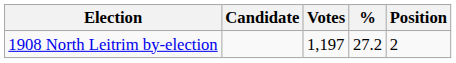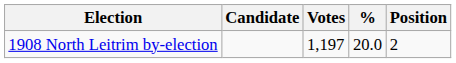(367, 44) 27.2 -> (367, 44) 20.0
